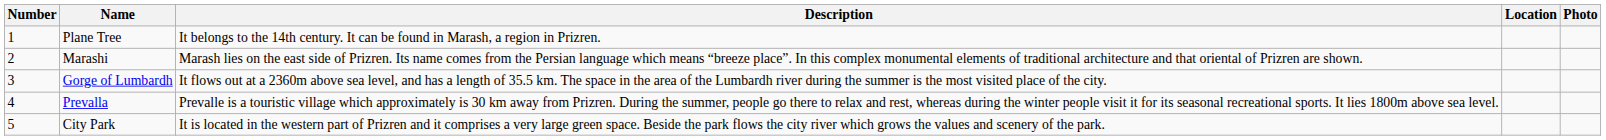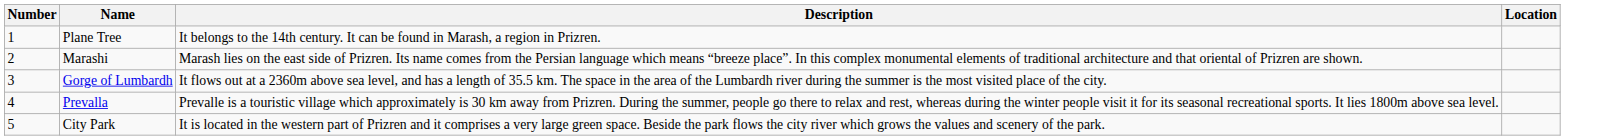- column: (1581, 15)
